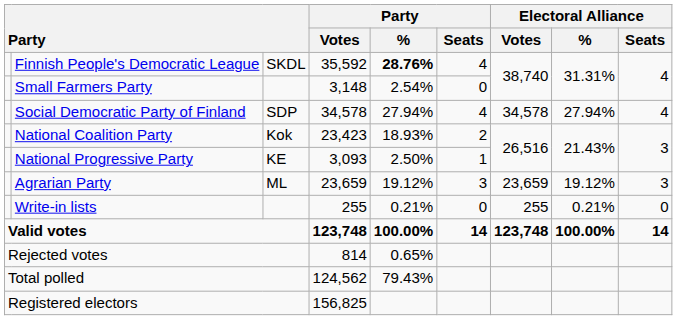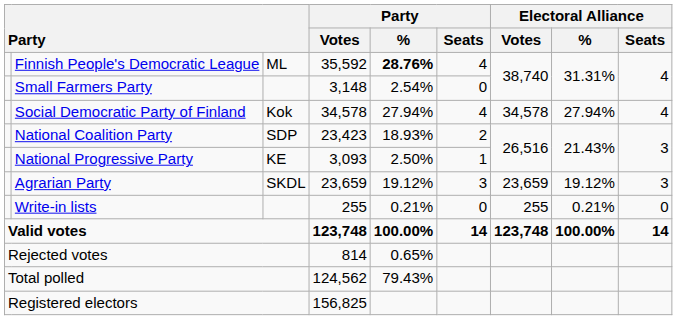(286, 64) SKDL -> (277, 64) ML
(282, 111) SDP -> (279, 111) Kok
(279, 135) Kok -> (282, 135) SDP
(277, 183) ML -> (286, 183) SKDL
